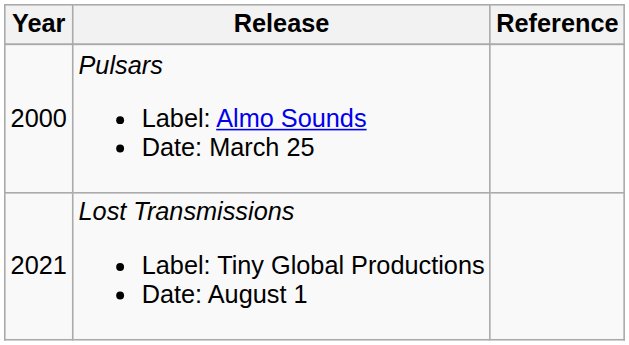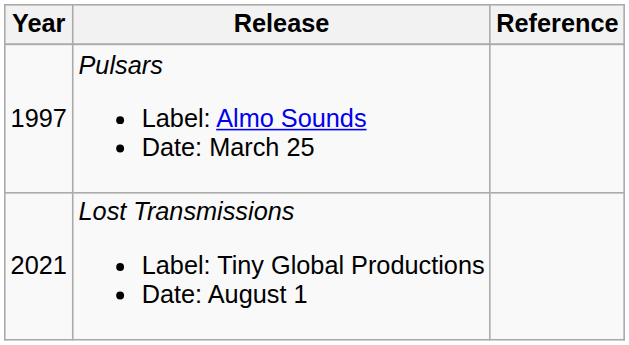(39, 118) 2000 -> (39, 118) 1997
